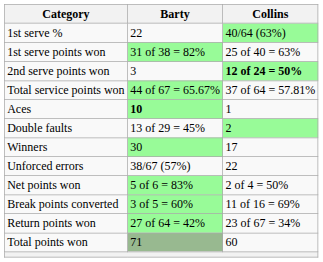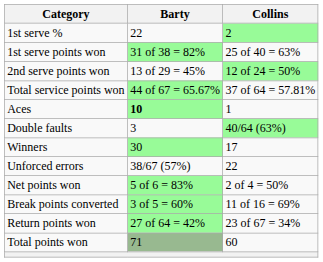(256, 33) 40/64 (63%) -> (228, 33) 2
(133, 71) 3 -> (168, 71) 13 of 29 = 45%
(264, 71) bold -> (263, 71) normal
(168, 128) 13 of 29 = 45% -> (133, 128) 3
(228, 128) 2 -> (256, 128) 40/64 (63%)
